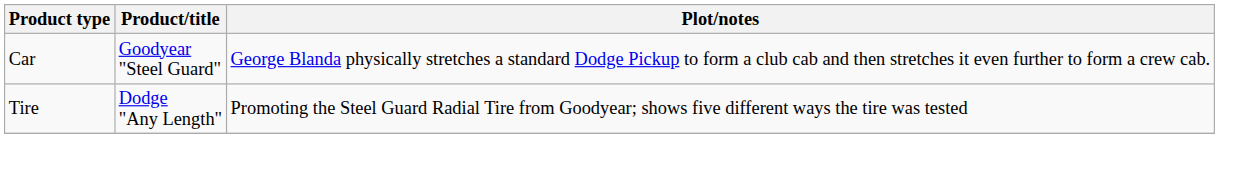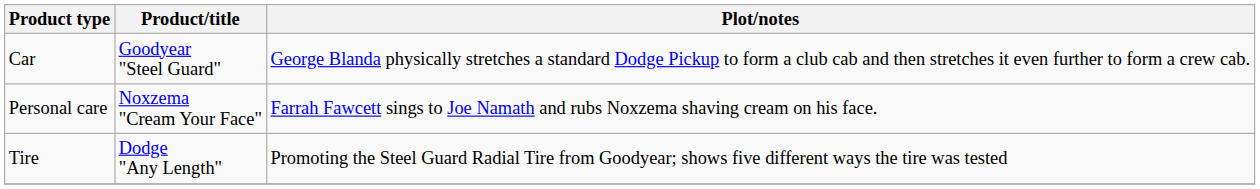+ row: (58, 108)
